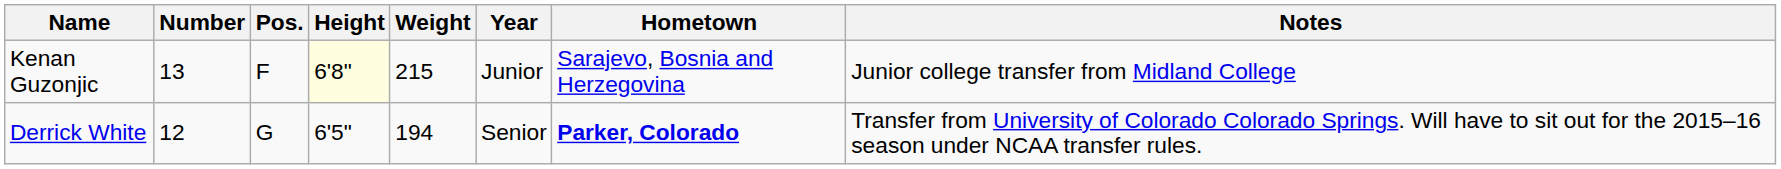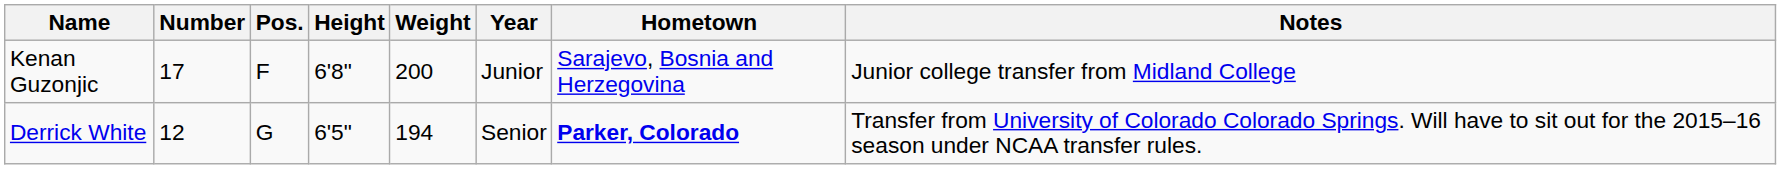(172, 71) 13 -> (172, 71) 17
(333, 71) lightyellow background -> (333, 71) no background
(414, 71) 215 -> (414, 71) 200
